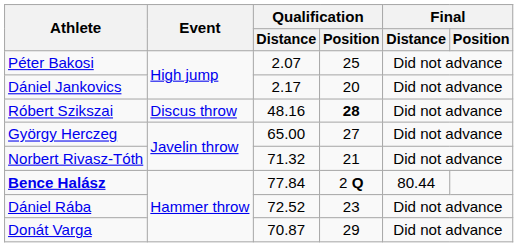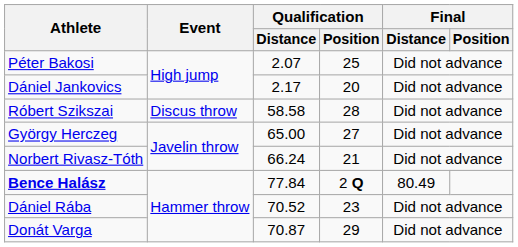(286, 111) 48.16 -> (286, 111) 58.58
(351, 111) bold -> (351, 111) normal
(286, 159) 71.32 -> (286, 159) 66.24
(416, 183) 80.44 -> (416, 183) 80.49
(286, 207) 72.52 -> (286, 207) 70.52
